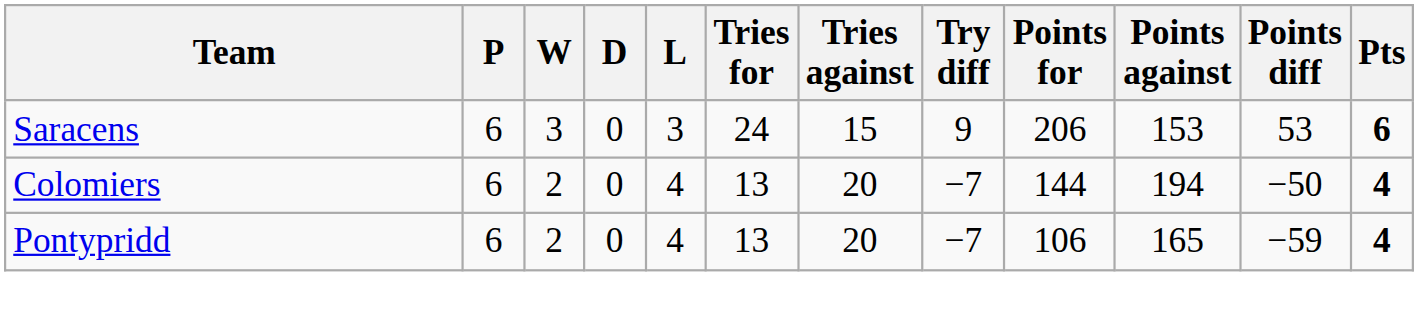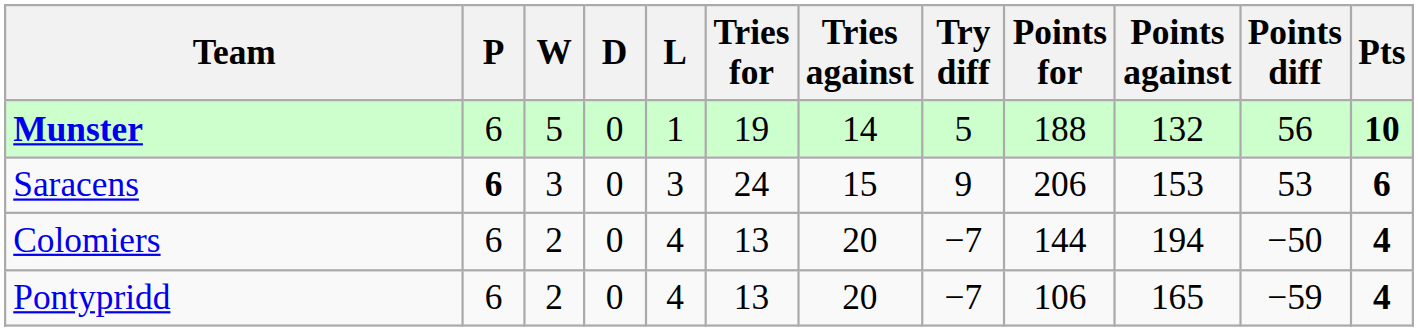+ row: (78, 128)
(494, 128) normal -> (494, 184) bold
